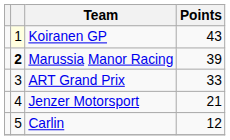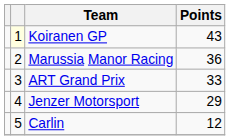(18, 58) bold -> (18, 58) normal
(214, 58) 39 -> (214, 58) 36
(214, 102) 21 -> (214, 102) 29
